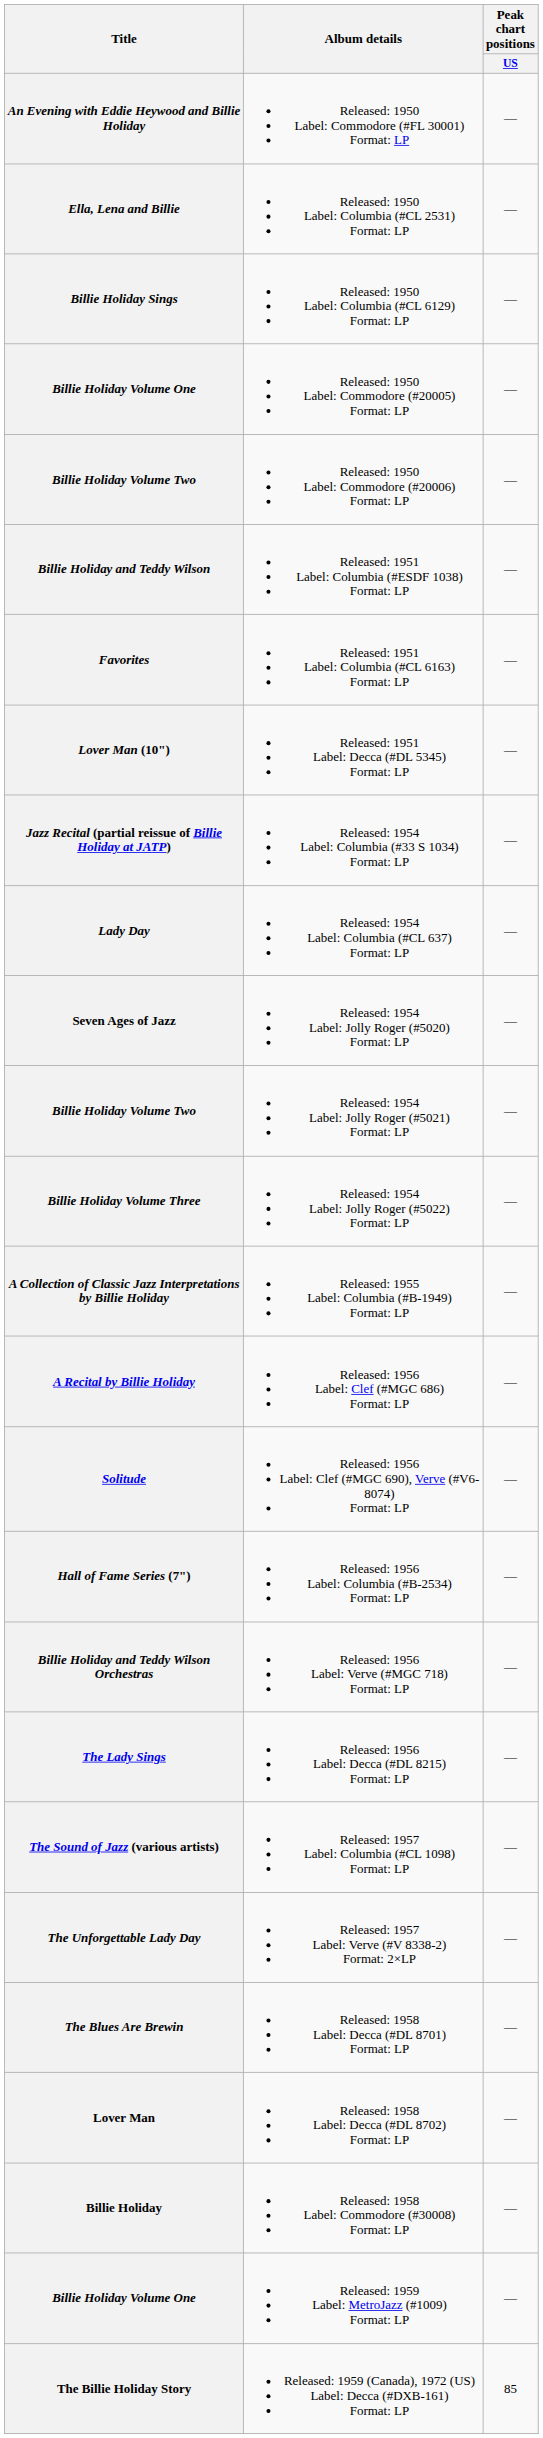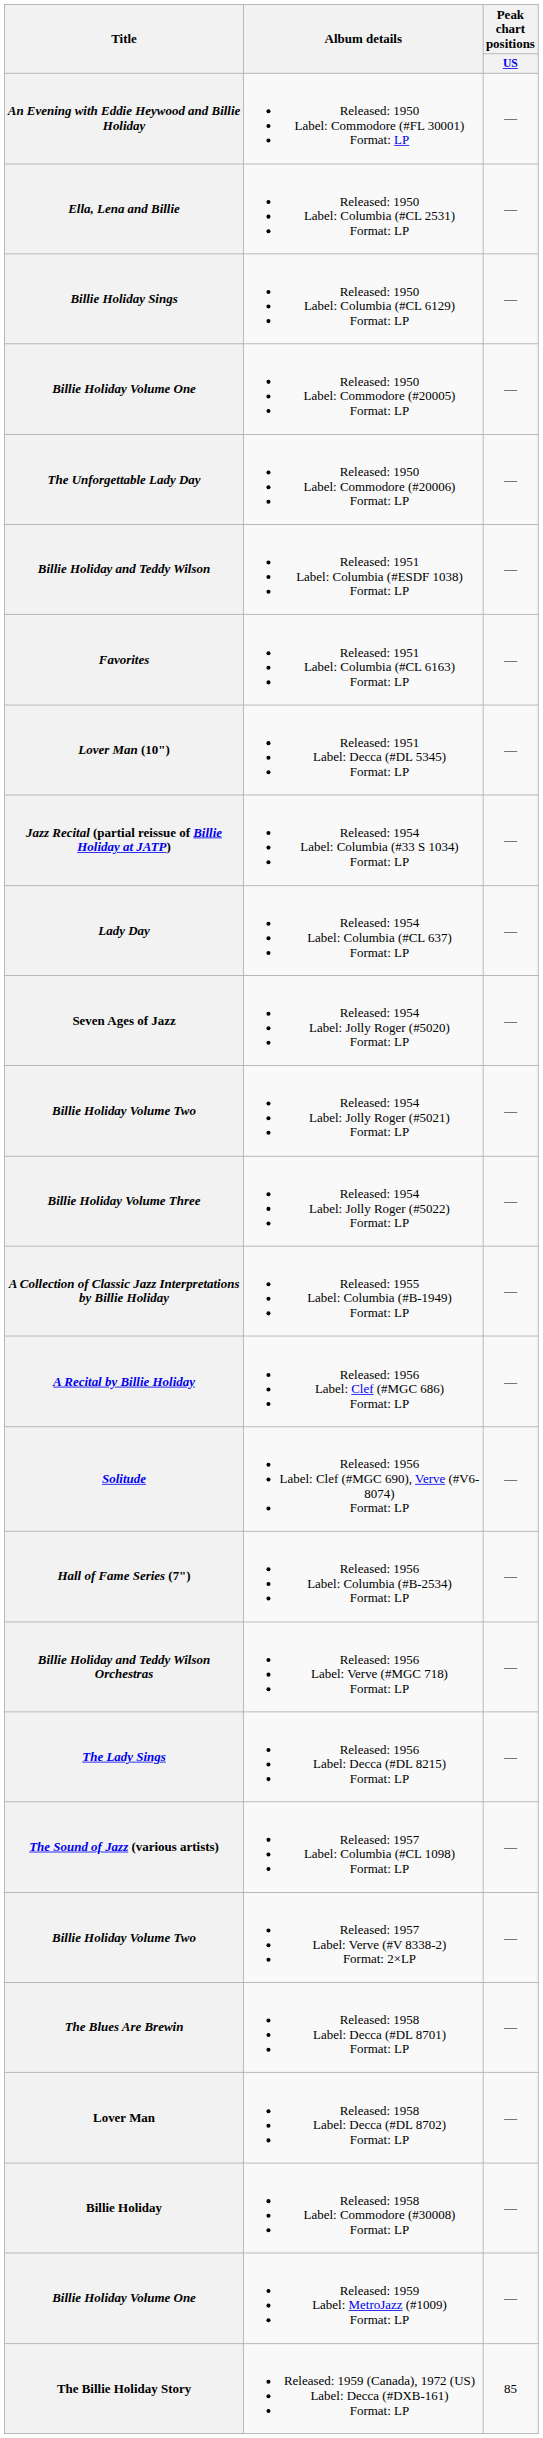(124, 479) Billie Holiday Volume Two -> (124, 479) The Unforgettable Lady Day
(124, 1937) The Unforgettable Lady Day -> (124, 1937) Billie Holiday Volume Two
